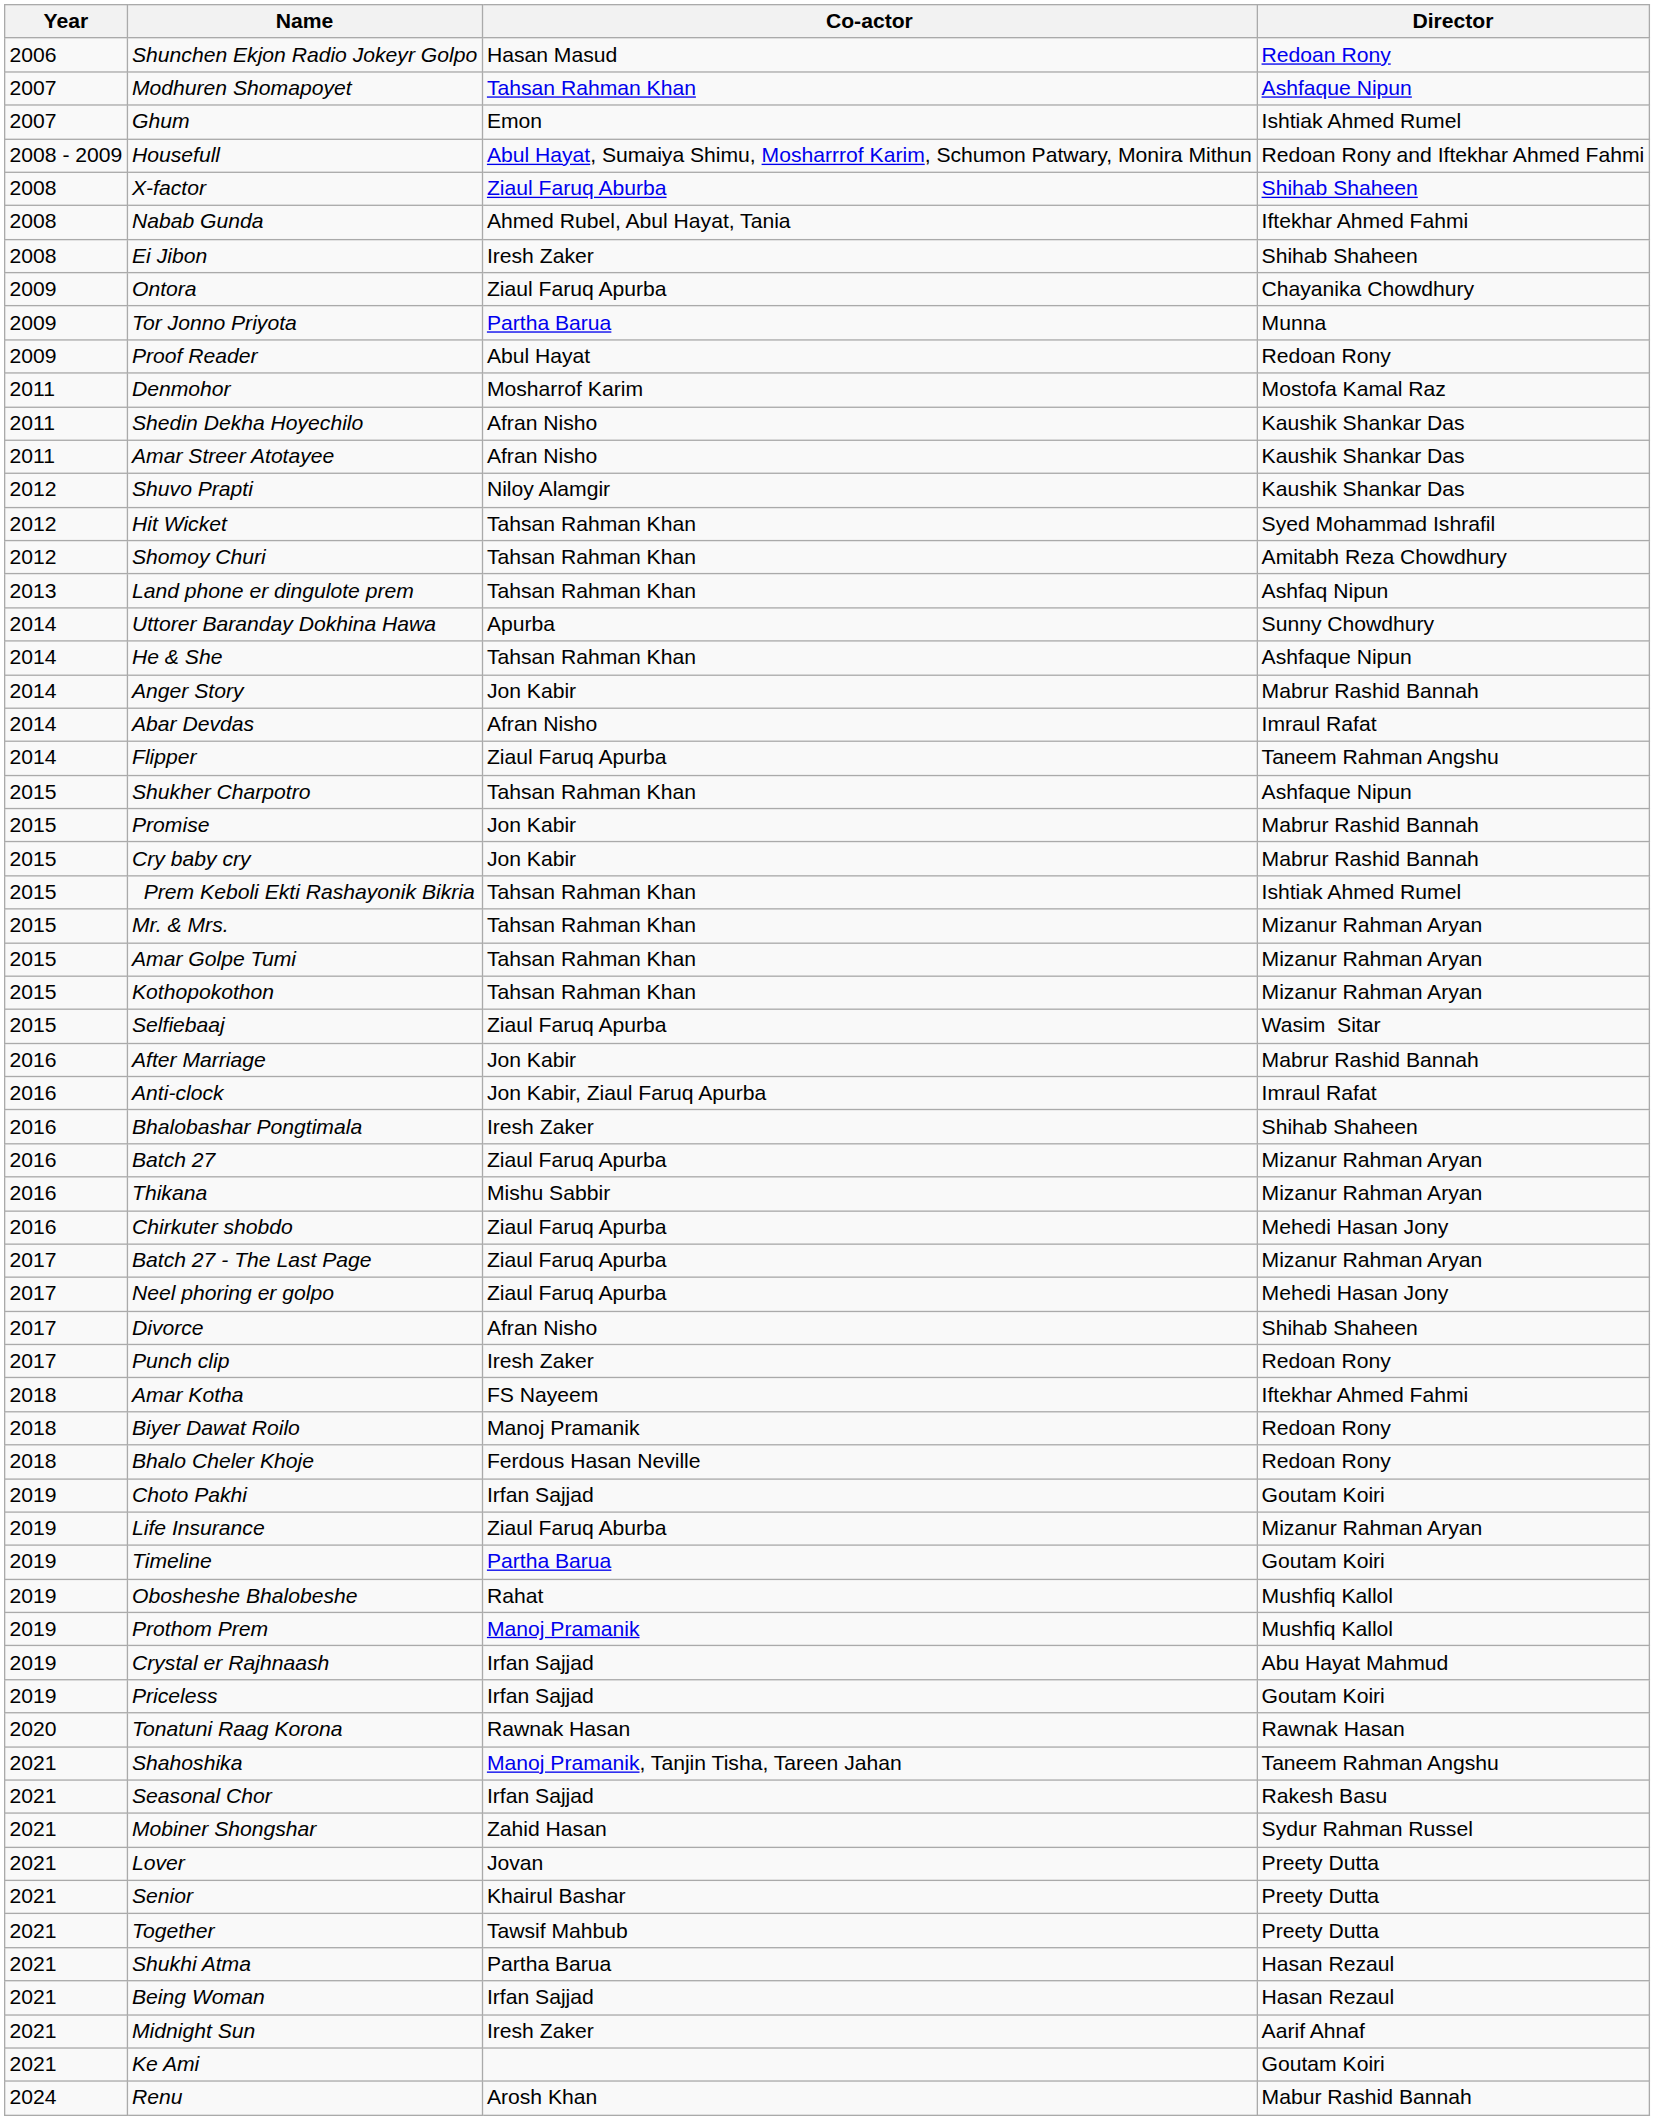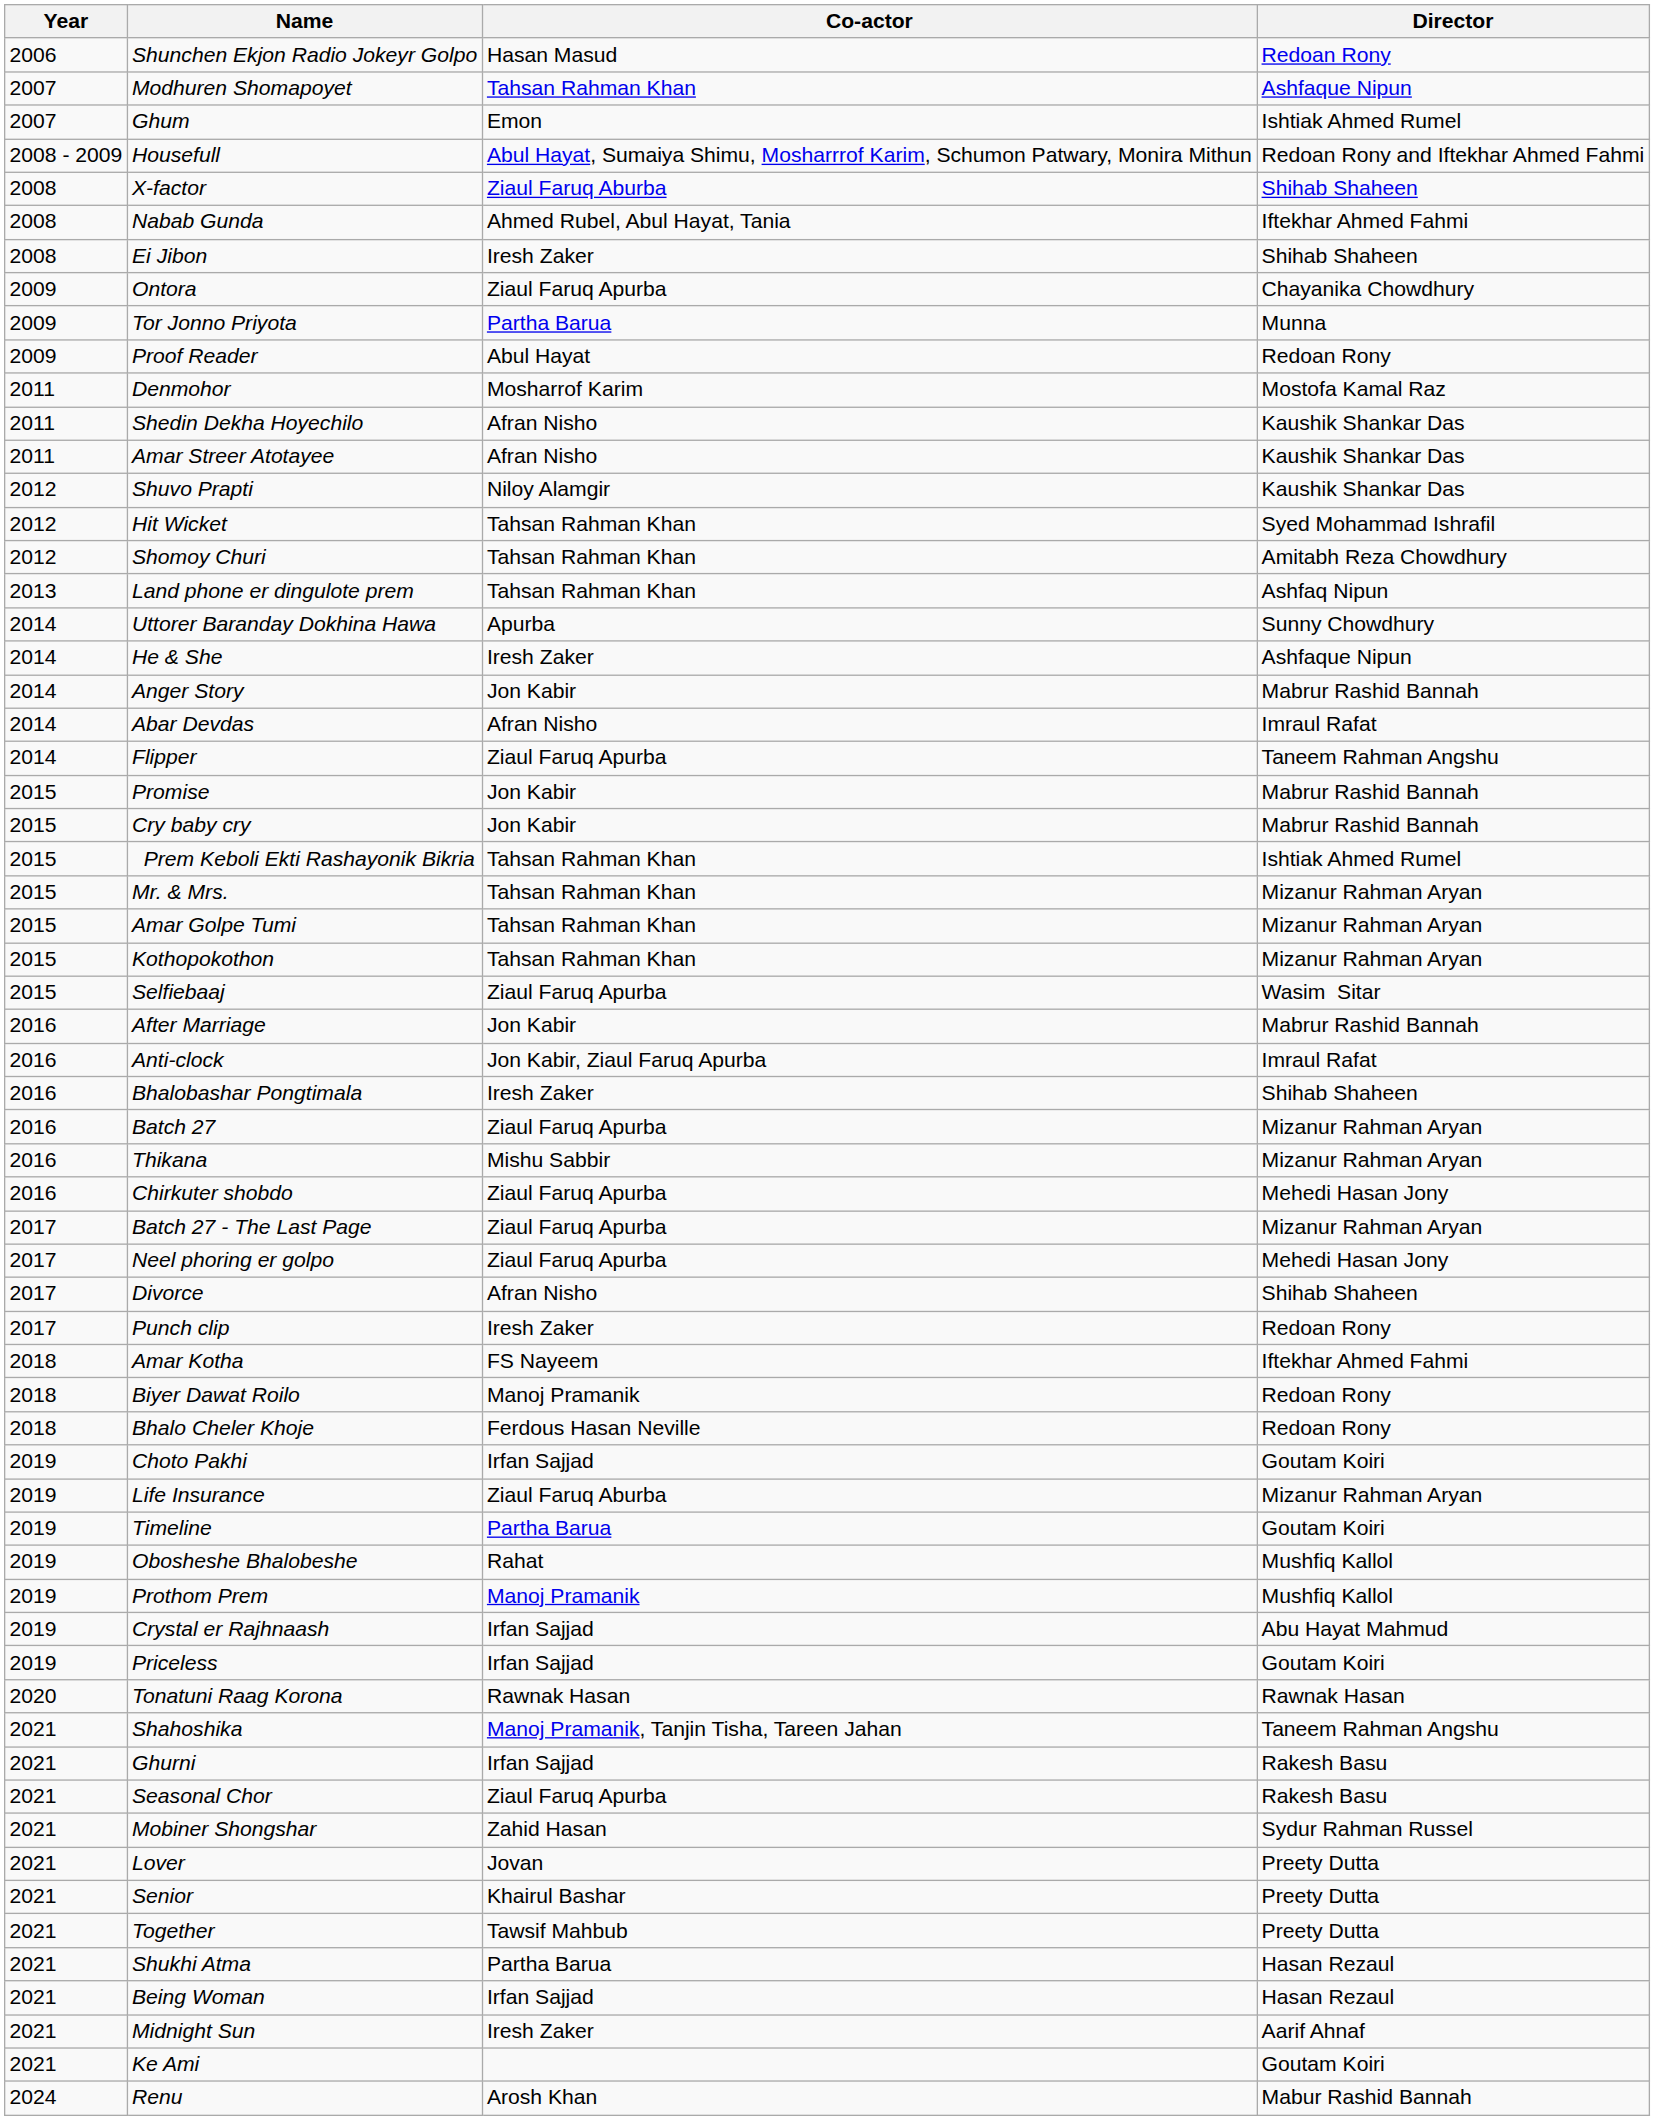(591, 657) Tahsan Rahman Khan -> (540, 657) Iresh Zaker
- row: (221, 791)
+ row: (164, 1762)
(540, 1796) Irfan Sajjad -> (577, 1796) Ziaul Faruq Apurba
